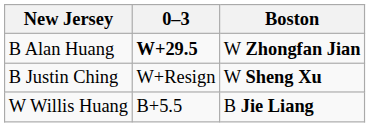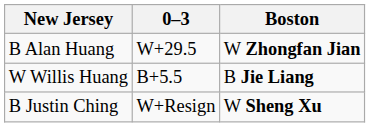(167, 48) bold -> (166, 48) normal
rows swapped: (68, 106) <-> (64, 77)
